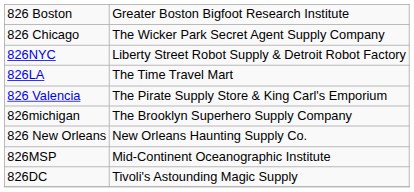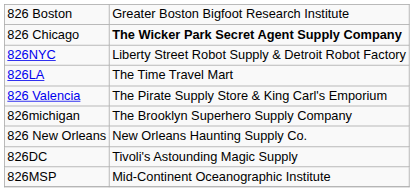(248, 34) normal -> (257, 34) bold
rows swapped: (27, 177) <-> (32, 156)
